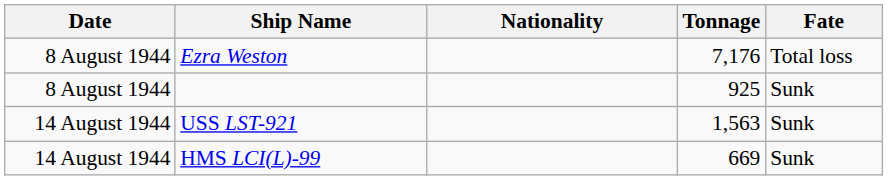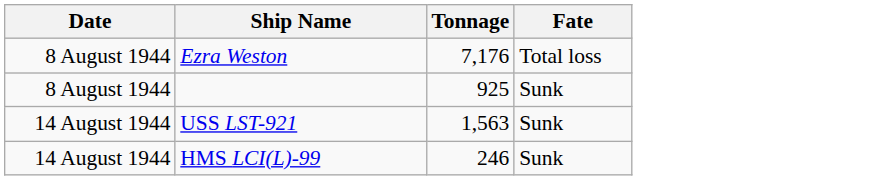- column: (552, 21)
(744, 157) 669 -> (493, 157) 246
